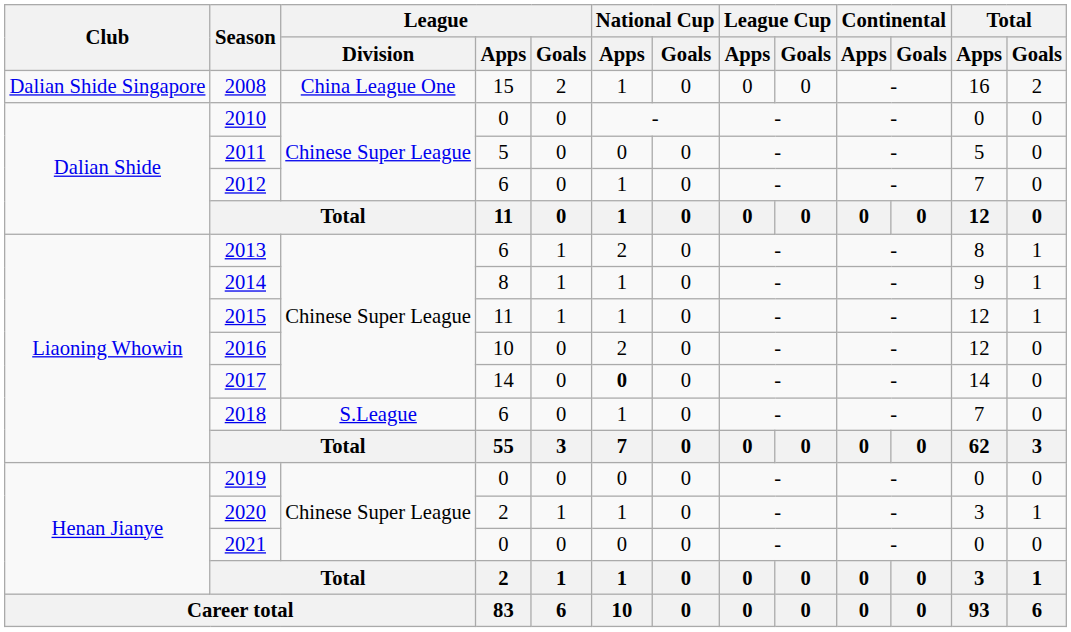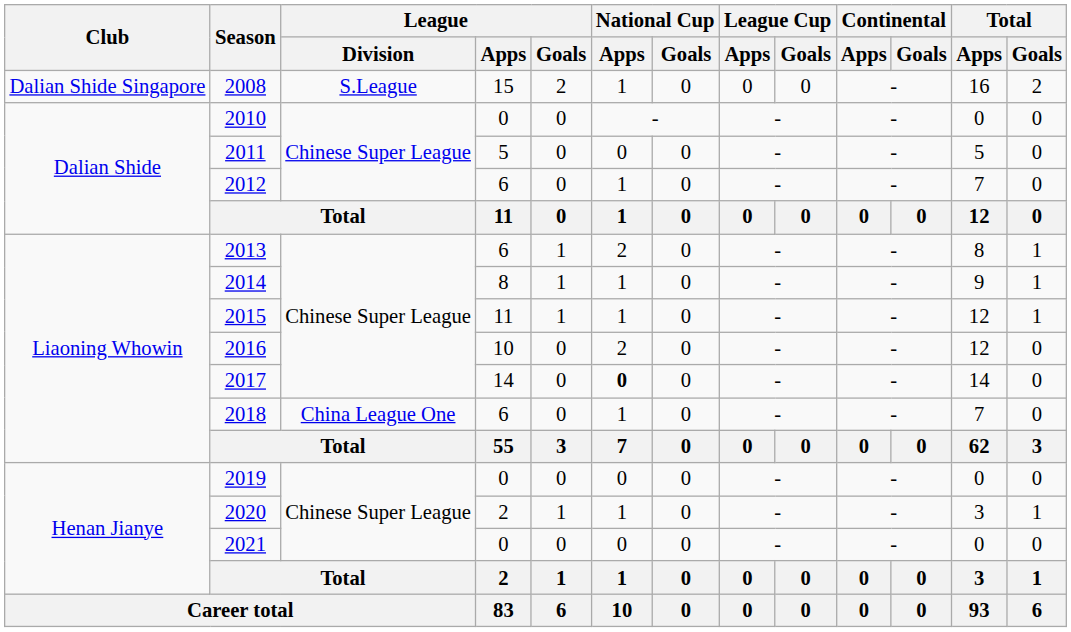(378, 86) China League One -> (378, 86) S.League
(378, 413) S.League -> (378, 413) China League One
